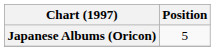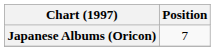(185, 35) 5 -> (185, 35) 7
